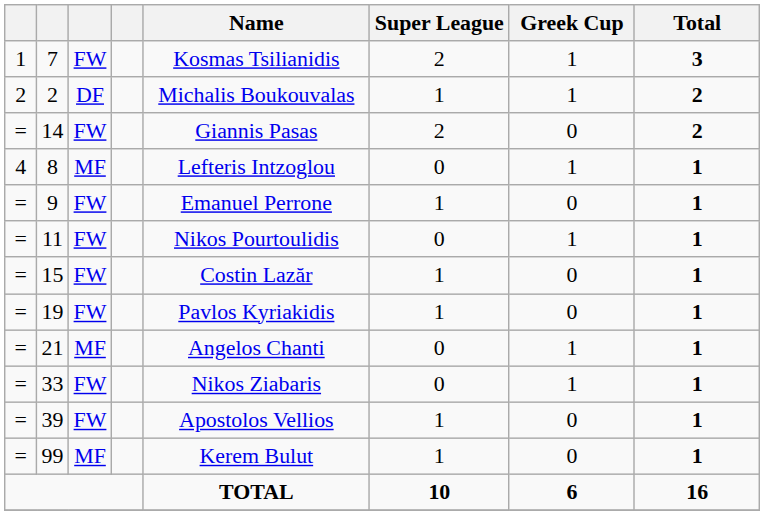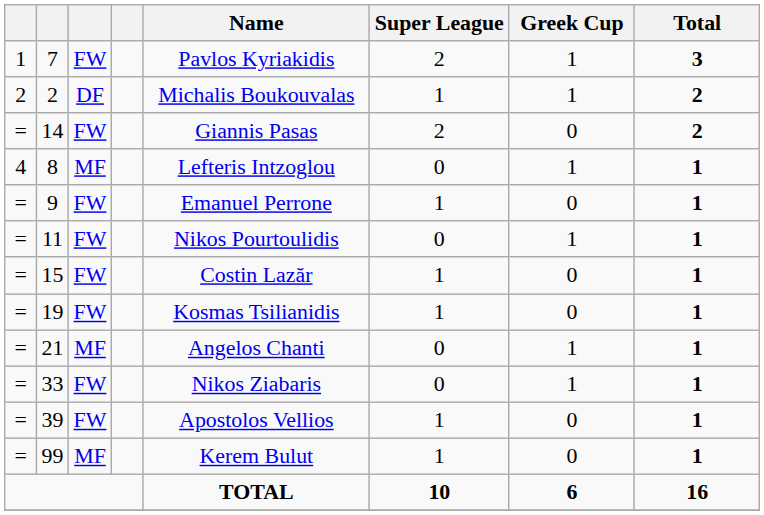(256, 58) Kosmas Tsilianidis -> (256, 58) Pavlos Kyriakidis
(256, 311) Pavlos Kyriakidis -> (256, 311) Kosmas Tsilianidis
